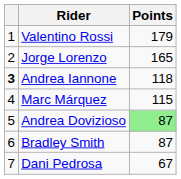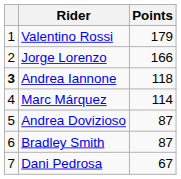(162, 58) 165 -> (162, 58) 166
(162, 100) 115 -> (162, 100) 114
(166, 121) lightgreen background -> (166, 121) no background
